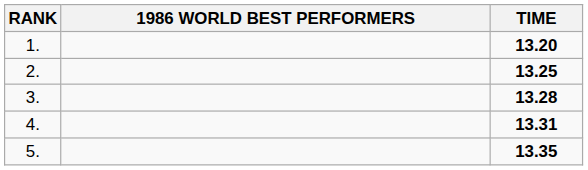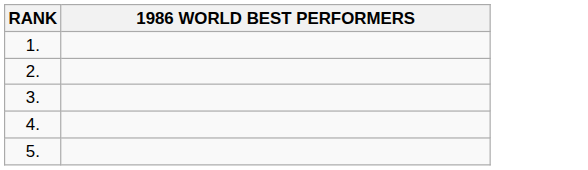- column: (536, 18)
